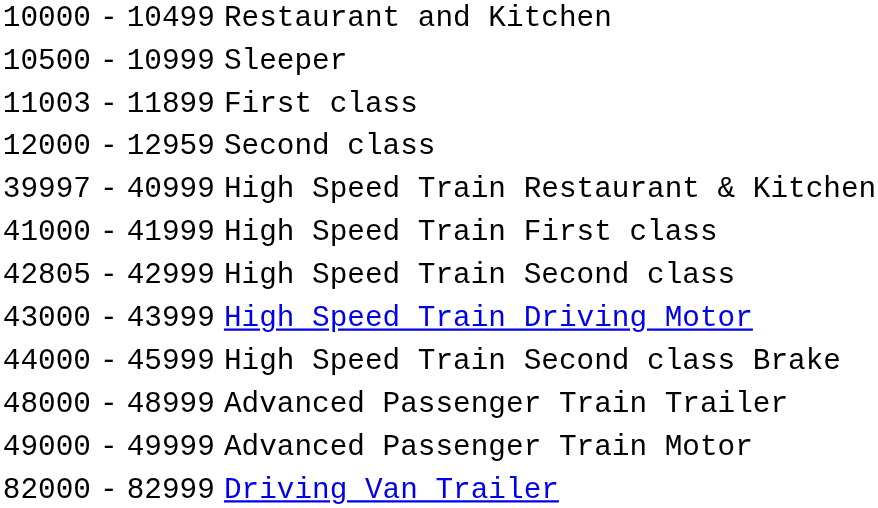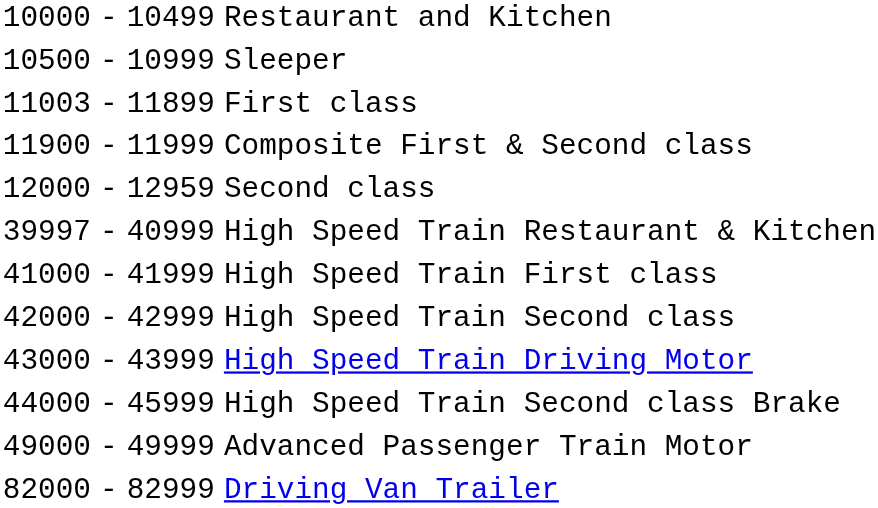+ row: (488, 147)
(47, 275) 42805 -> (47, 318) 42000
- row: (506, 404)
